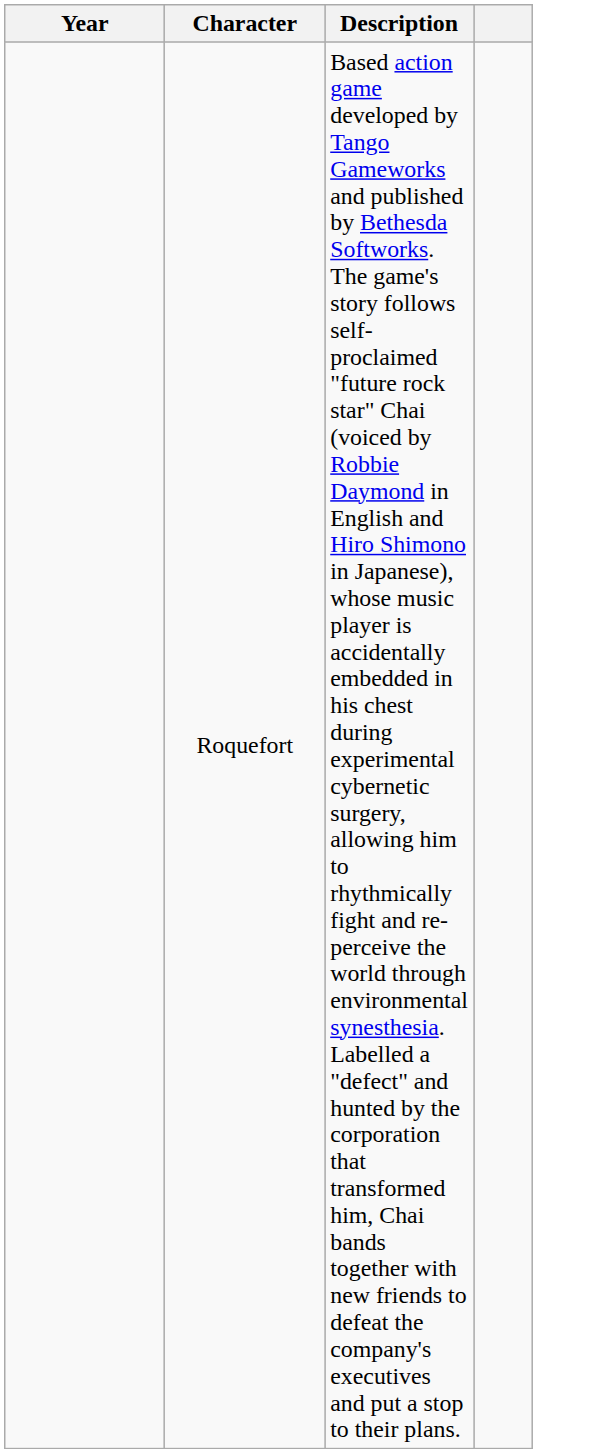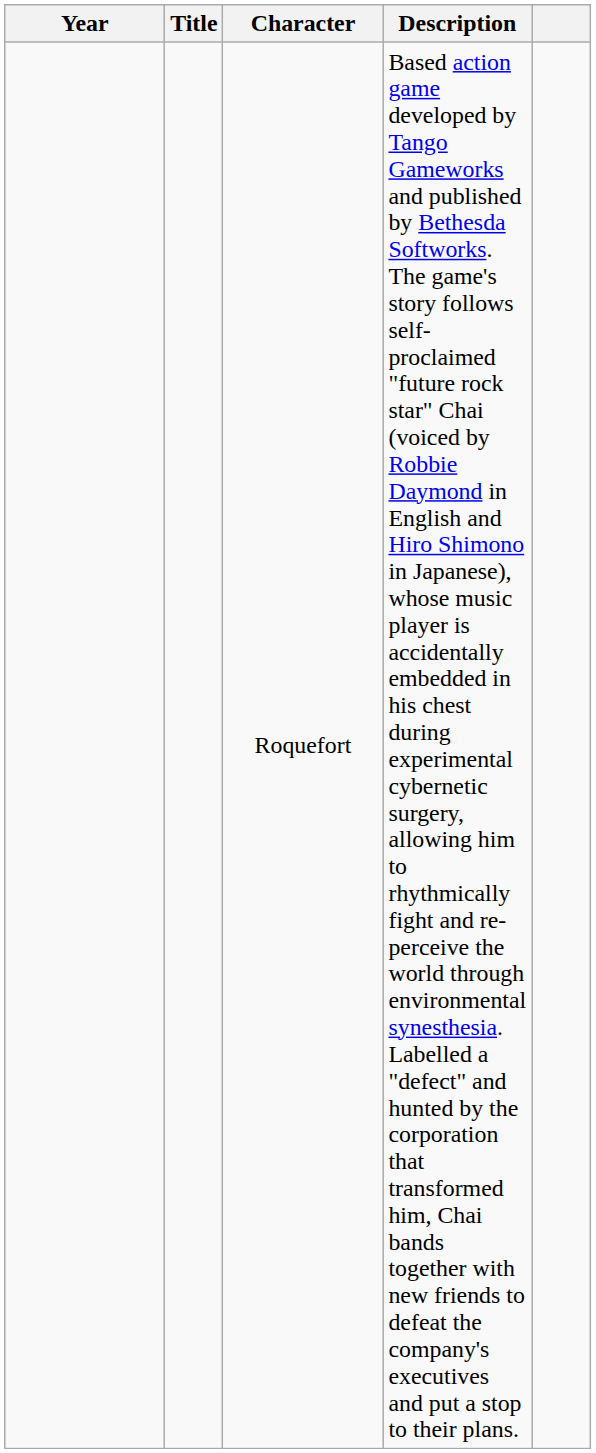+ column: (194, 23)
